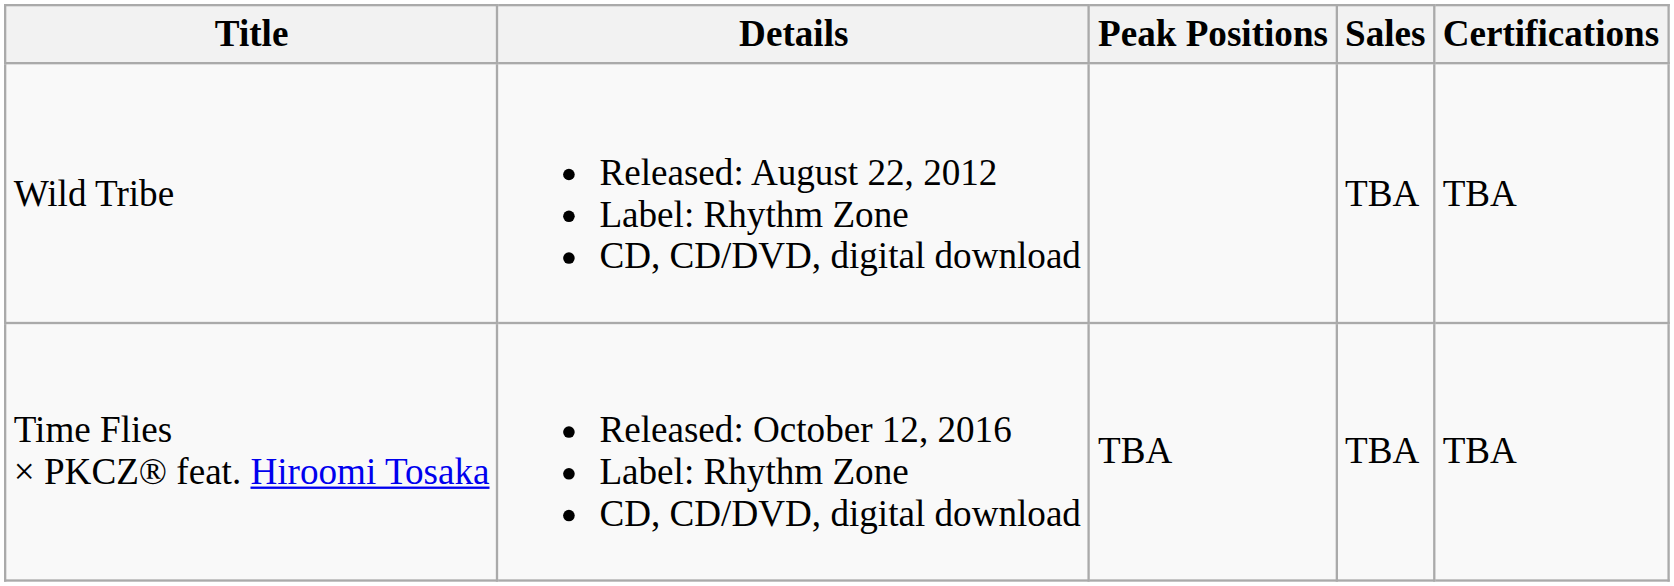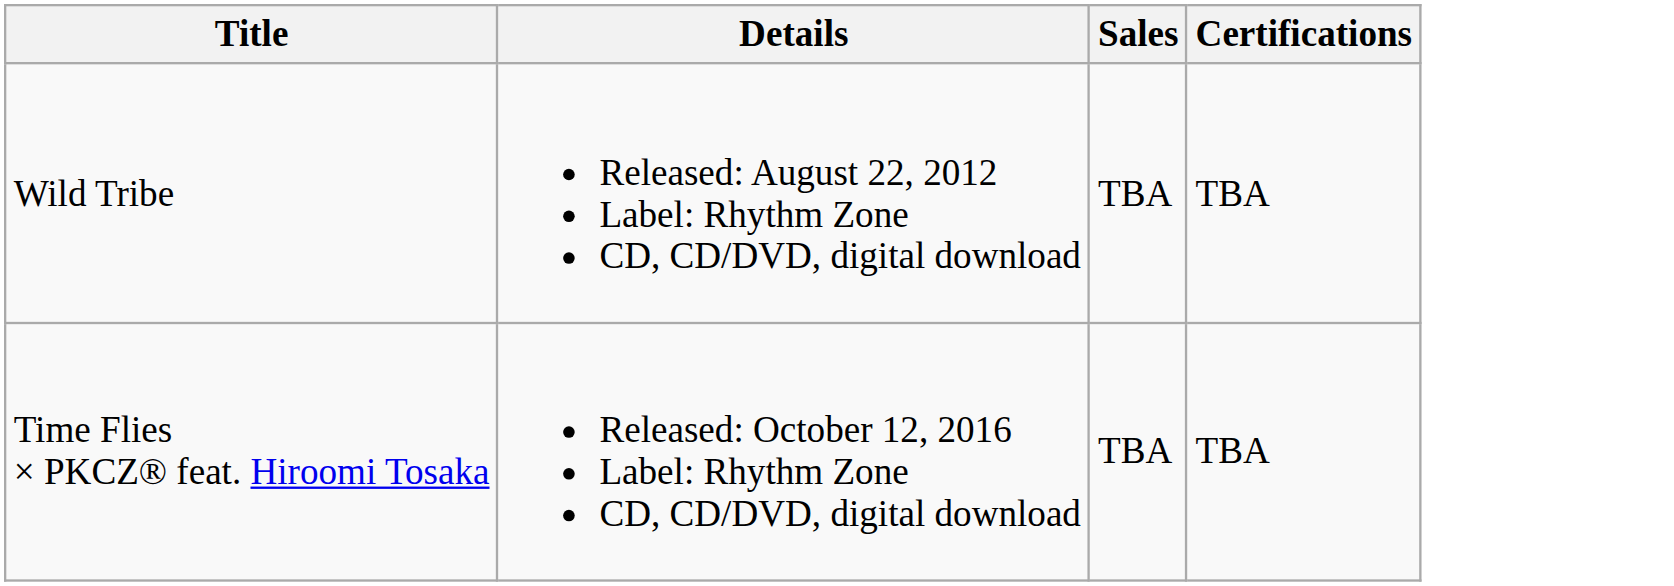- column: (1213, 33)
